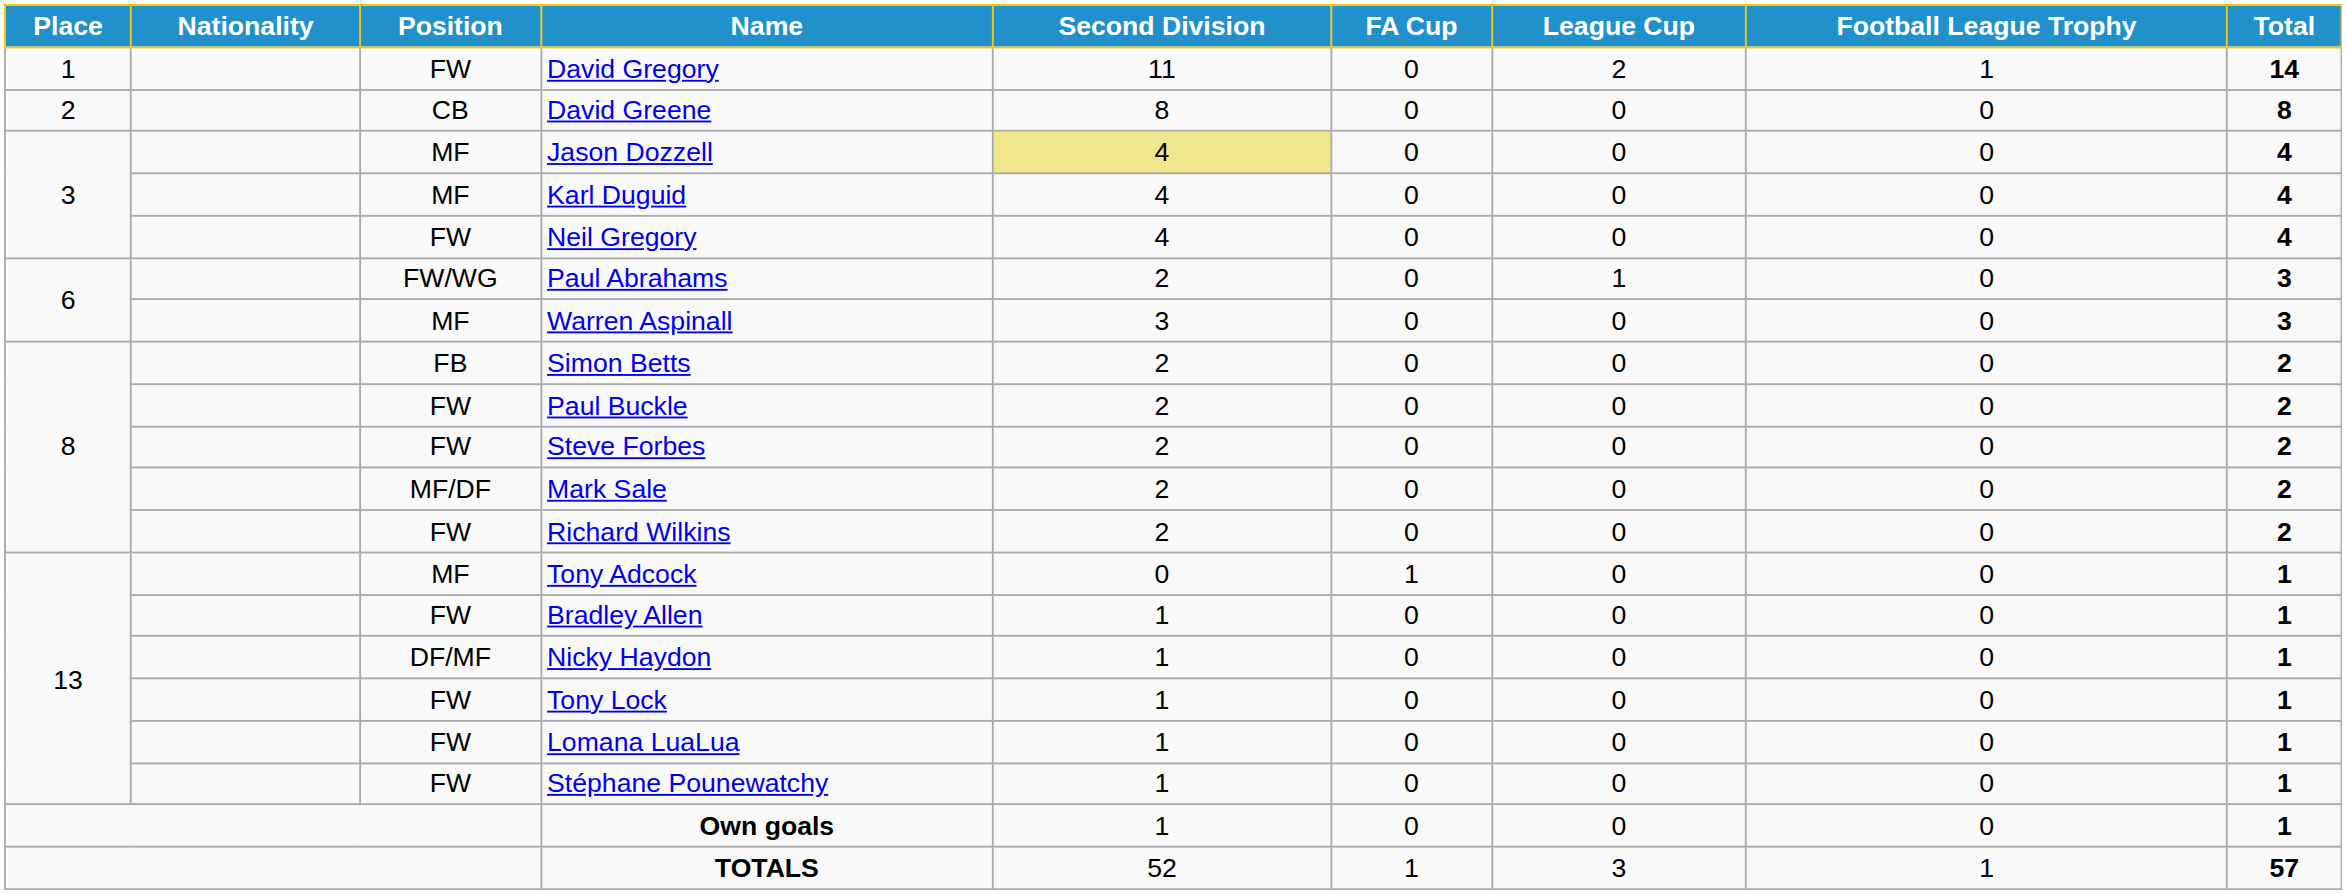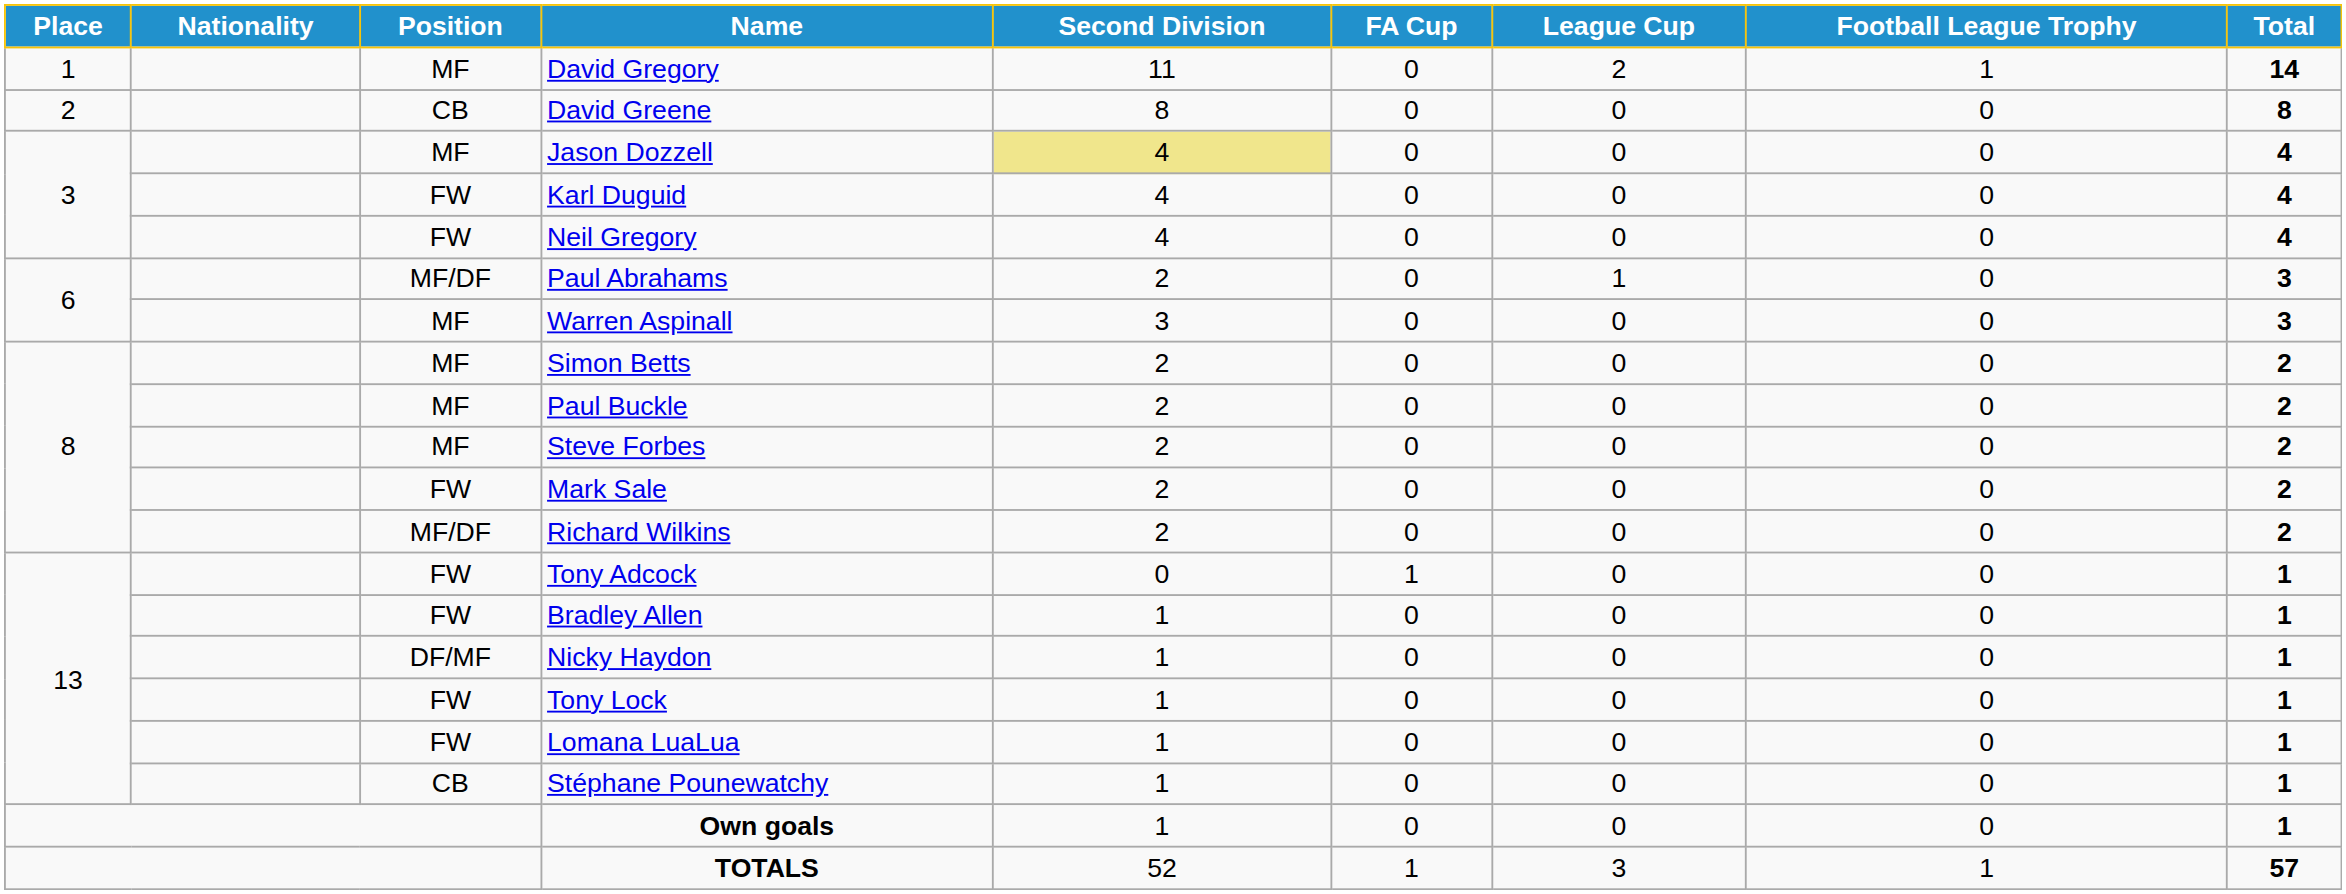(450, 68) FW -> (450, 68) MF
(450, 195) MF -> (450, 195) FW
(450, 279) FW/WG -> (450, 279) MF/DF
(450, 363) FB -> (450, 363) MF
(450, 405) FW -> (450, 405) MF
(450, 447) FW -> (450, 447) MF
(450, 489) MF/DF -> (450, 489) FW
(450, 531) FW -> (450, 531) MF/DF
(450, 573) MF -> (450, 573) FW
(450, 784) FW -> (450, 784) CB
